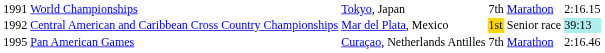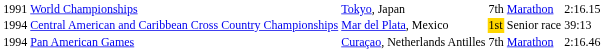(15, 25) 1992 -> (15, 25) 1994
(578, 25) paleturquoise background -> (578, 25) no background
(15, 42) 1995 -> (15, 42) 1994
